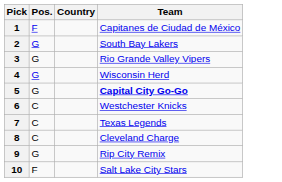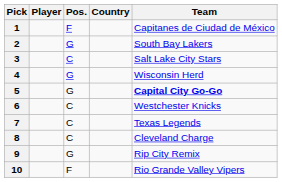+ column: (46, 12)
(35, 59) G -> (70, 59) C
(155, 59) Rio Grande Valley Vipers -> (178, 59) Salt Lake City Stars
(143, 169) Salt Lake City Stars -> (189, 169) Rio Grande Valley Vipers
